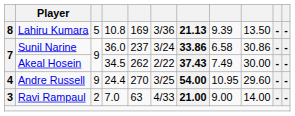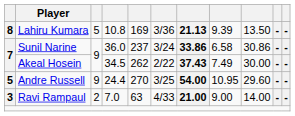(10, 80) 4 -> (10, 80) 5
